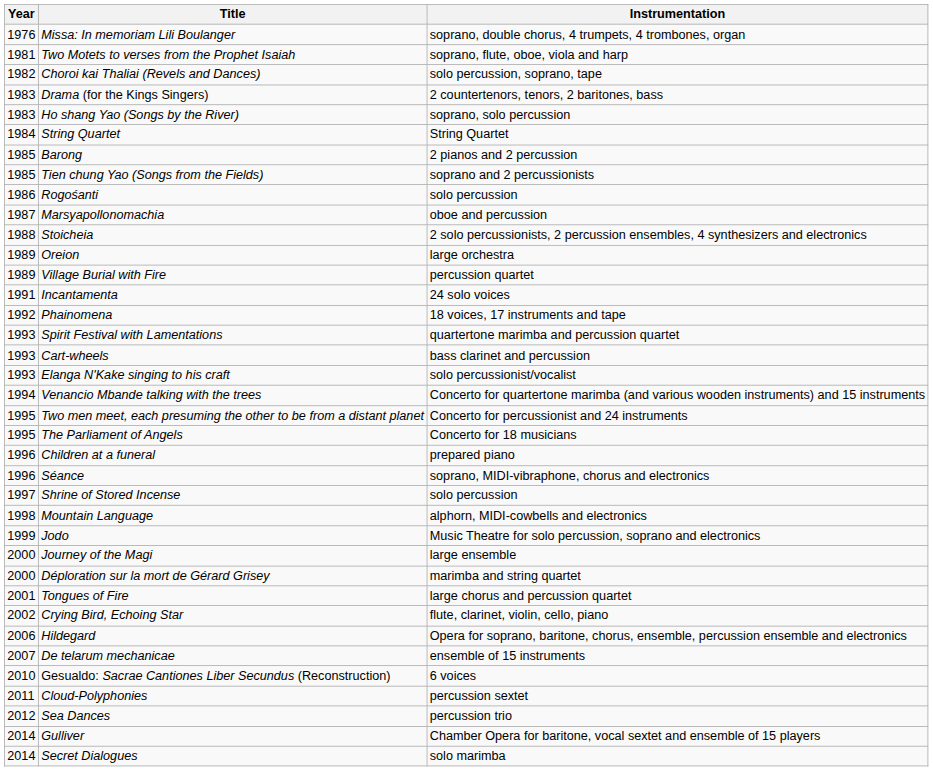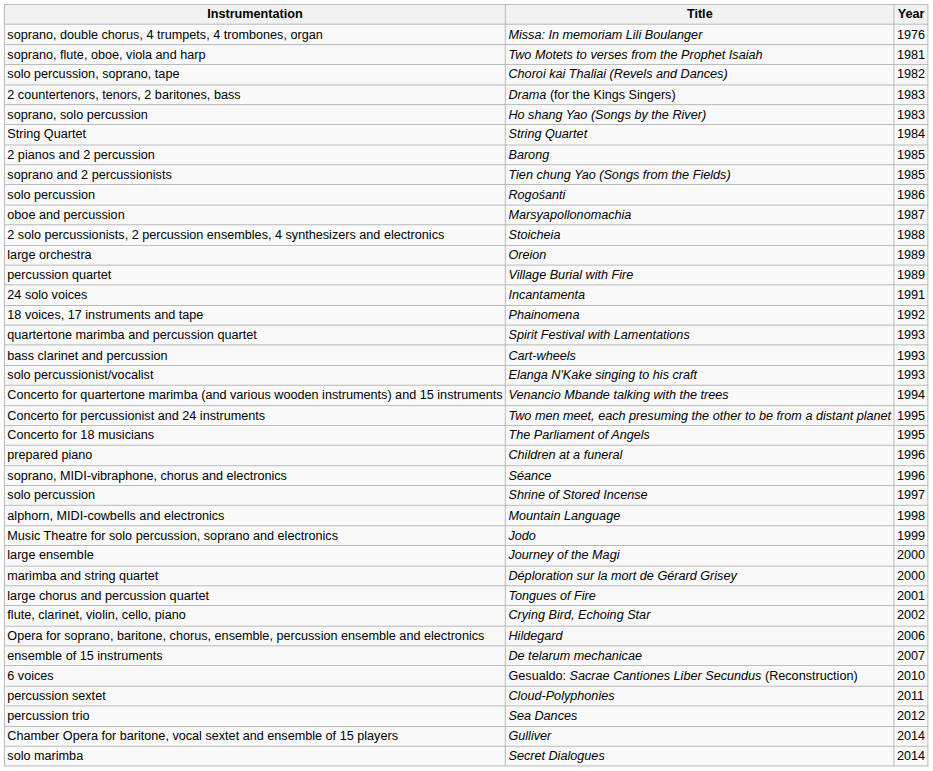columns swapped: (21, 14) <-> (677, 14)
